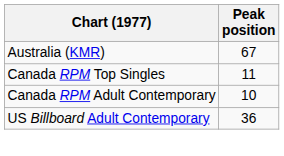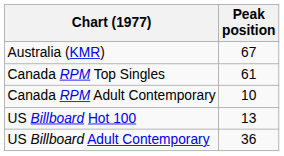(249, 74) 11 -> (249, 74) 61
+ row: (72, 118)
